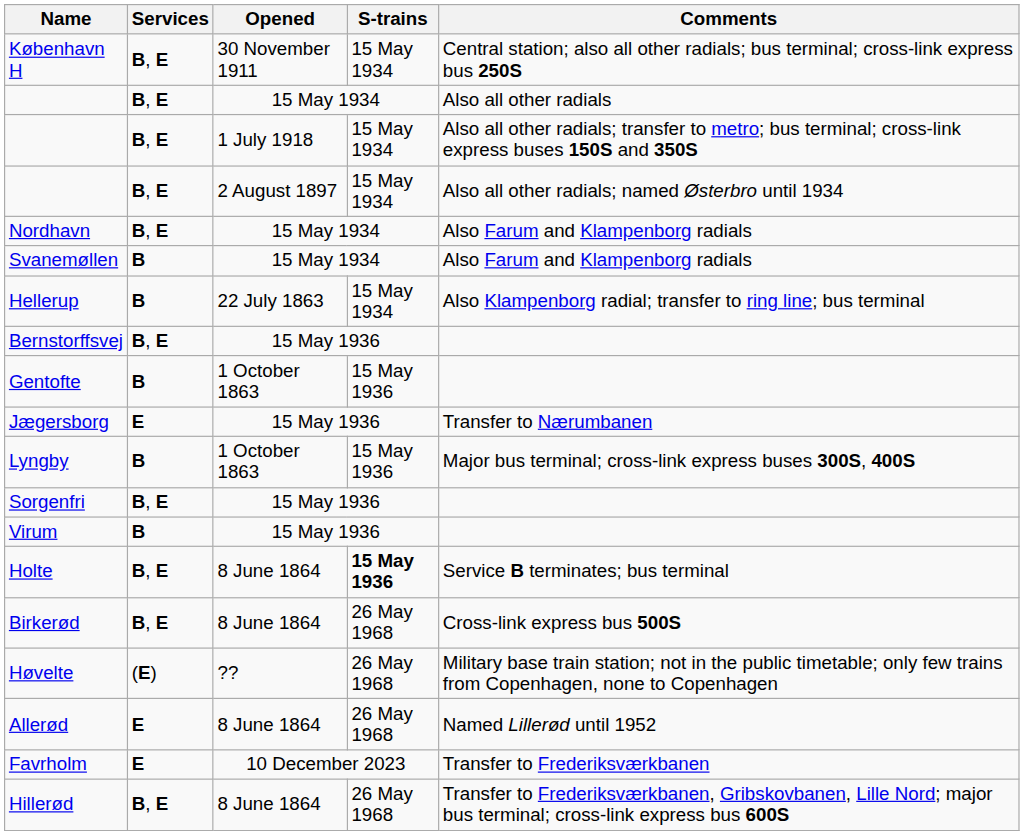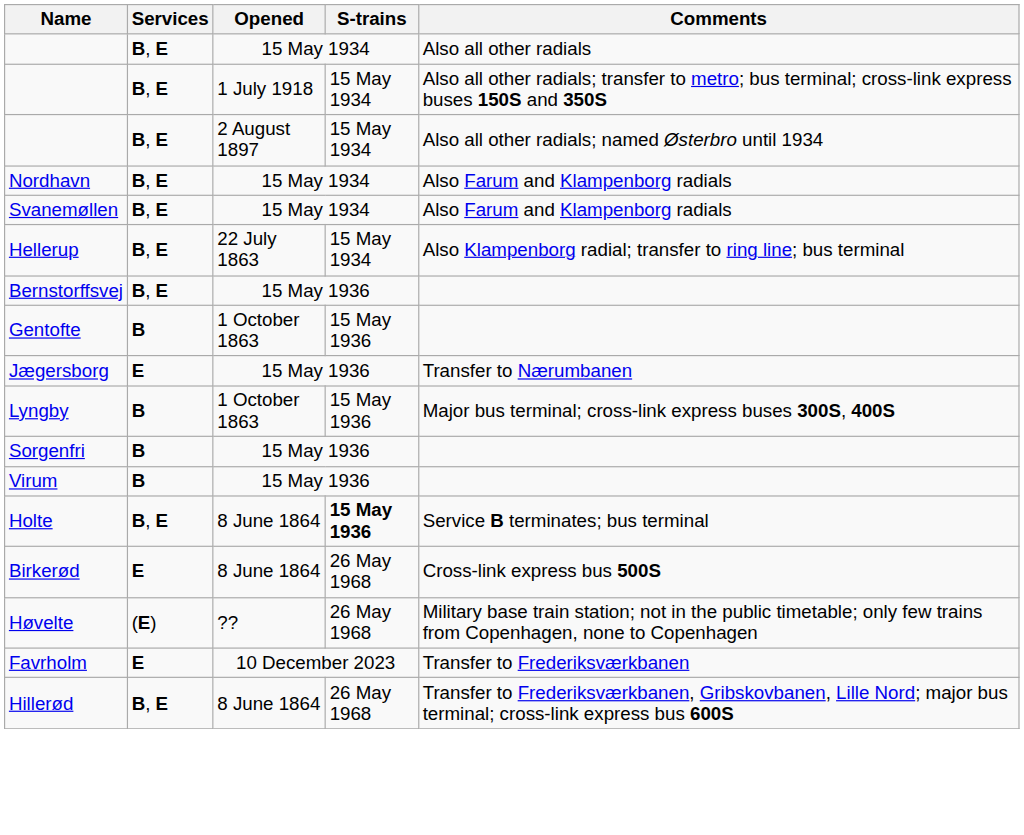- row: (57, 59)
(139, 260) B -> (150, 209) B, E
(139, 300) B -> (150, 250) B, E
(150, 501) B, E -> (138, 451) B
(150, 622) B, E -> (138, 571) E
- row: (39, 724)
